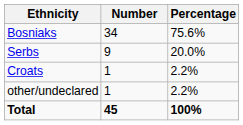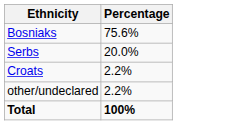- column: (134, 14)
